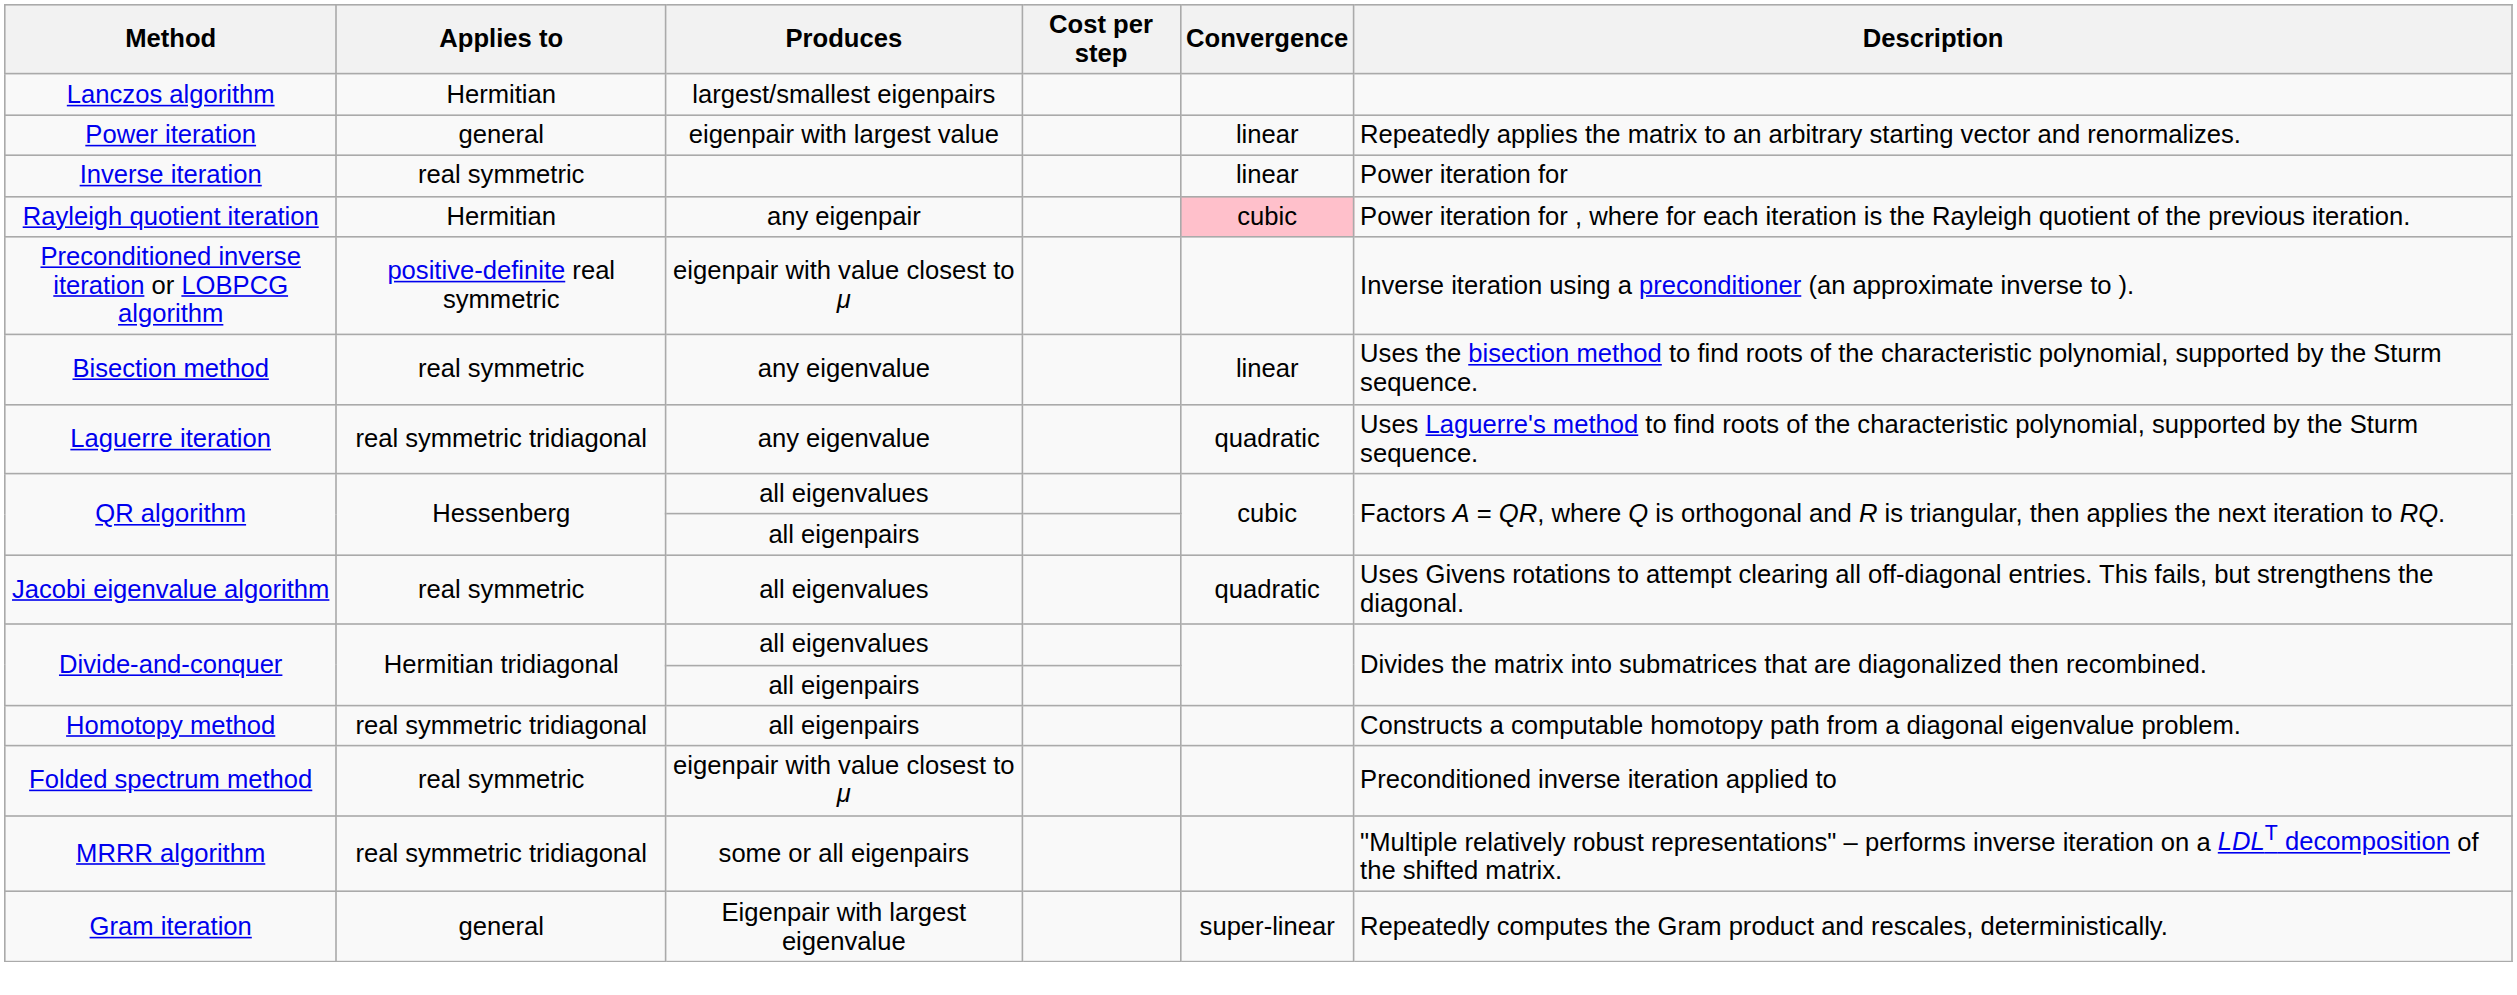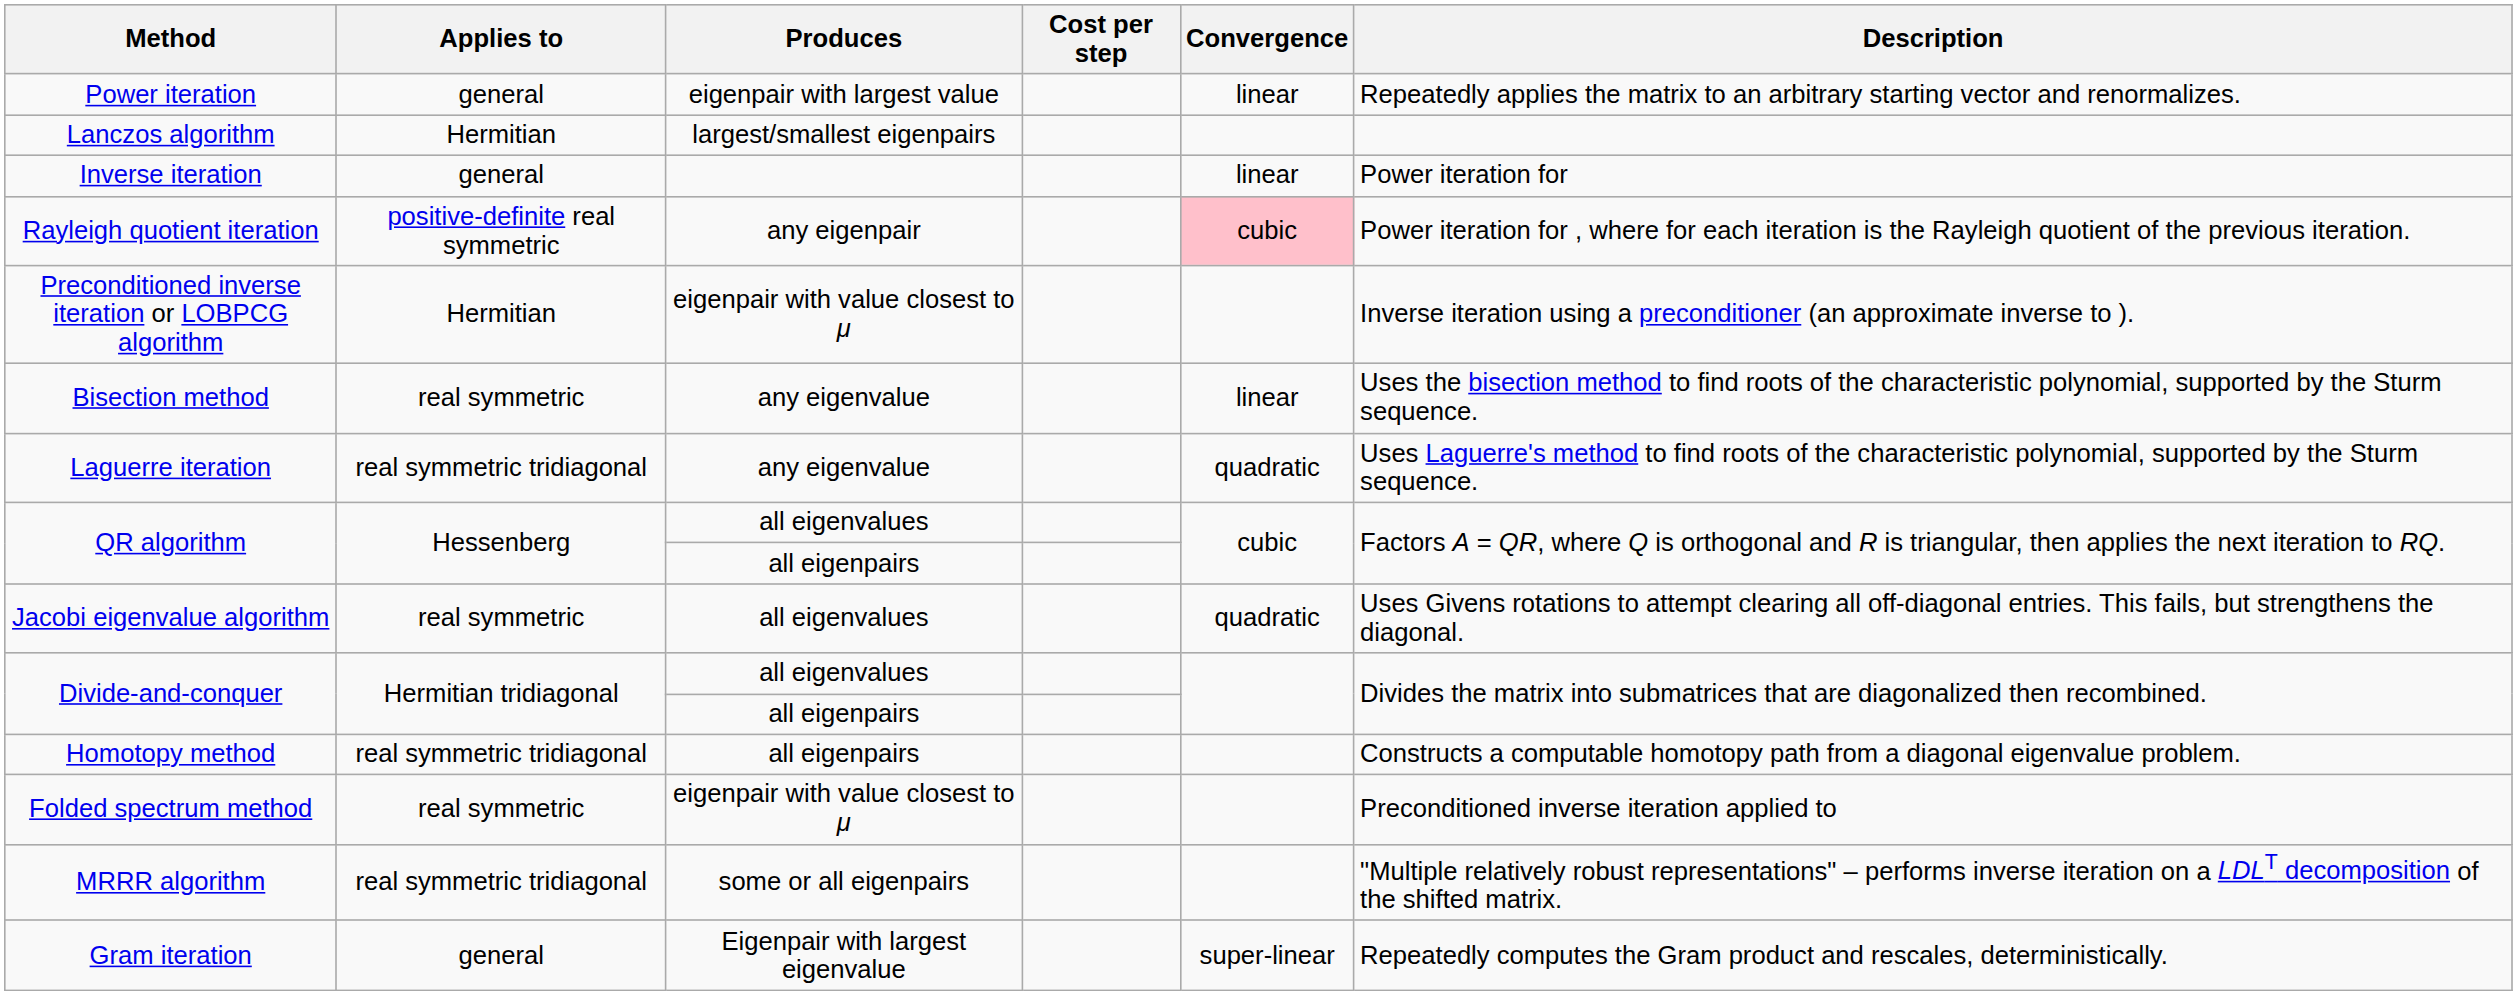rows swapped: (171, 94) <-> (171, 134)
(501, 175) real symmetric -> (501, 175) general
(501, 216) Hermitian -> (501, 230) positive-definite real symmetric
(501, 285) positive-definite real symmetric -> (501, 314) Hermitian
